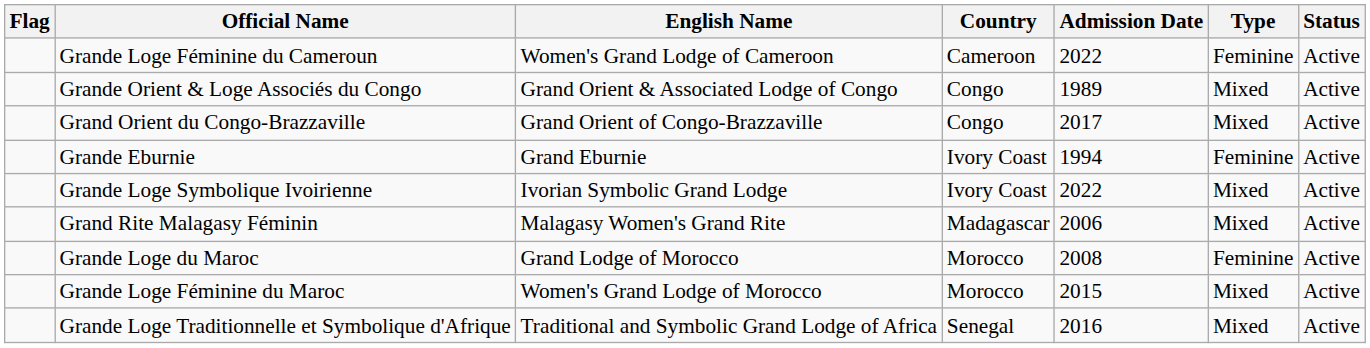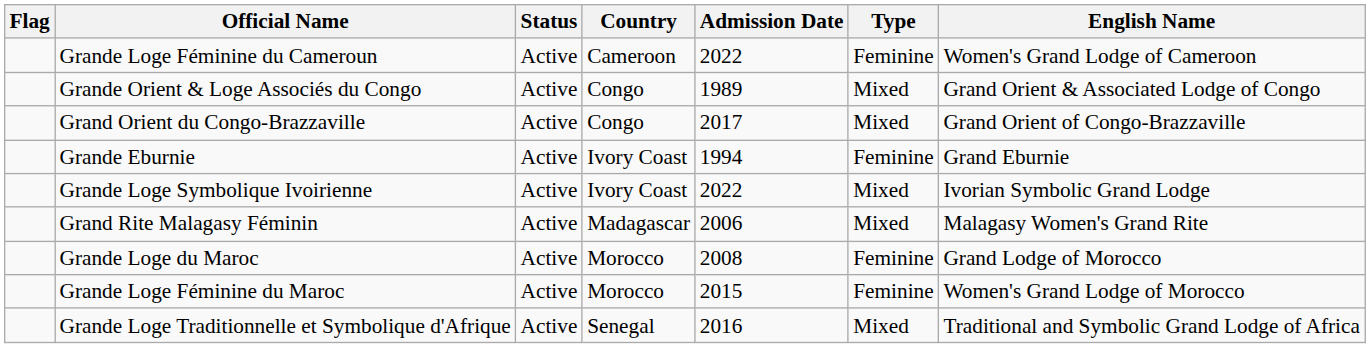columns swapped: (729, 21) <-> (1332, 21)
(1241, 291) Mixed -> (893, 291) Feminine
